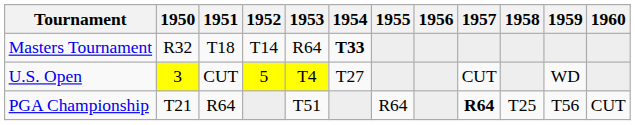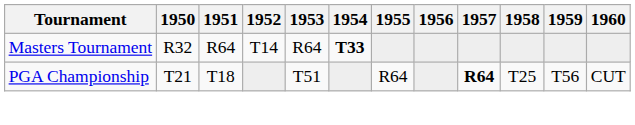(221, 47) T18 -> (221, 47) R64
- row: (45, 76)
(221, 105) R64 -> (221, 76) T18
